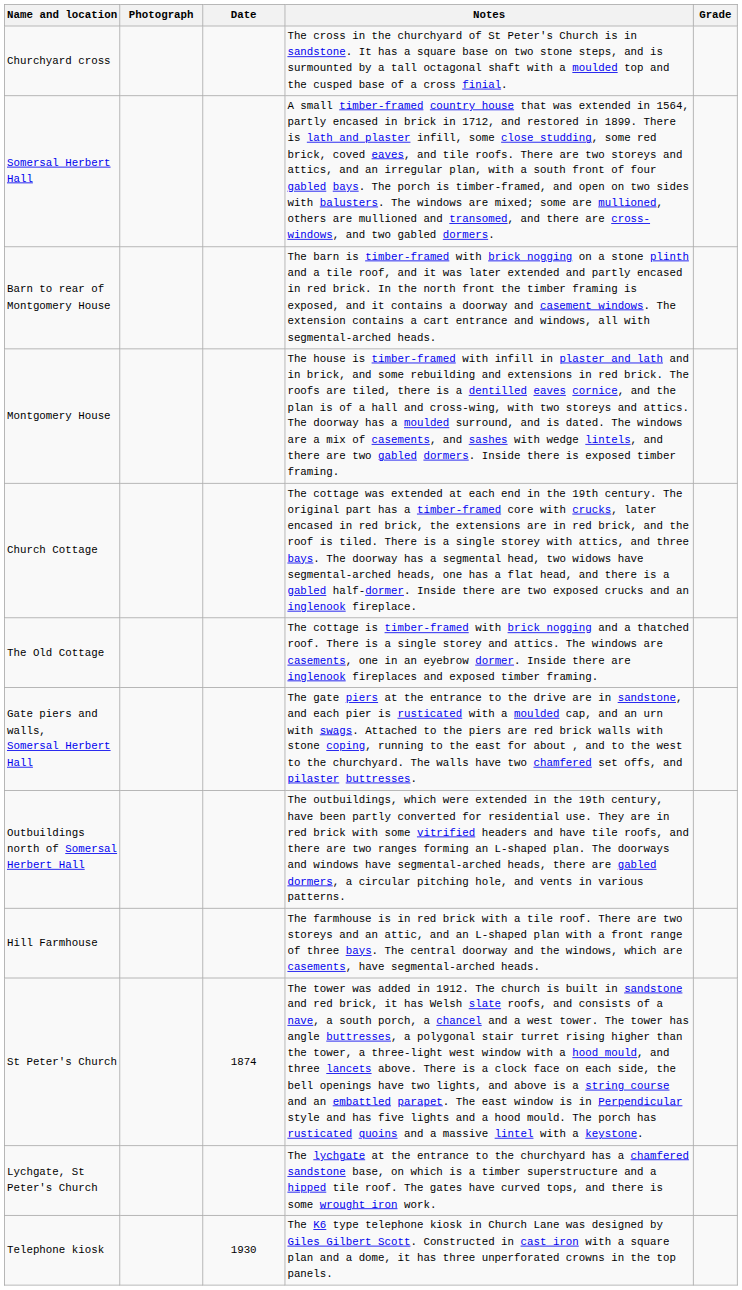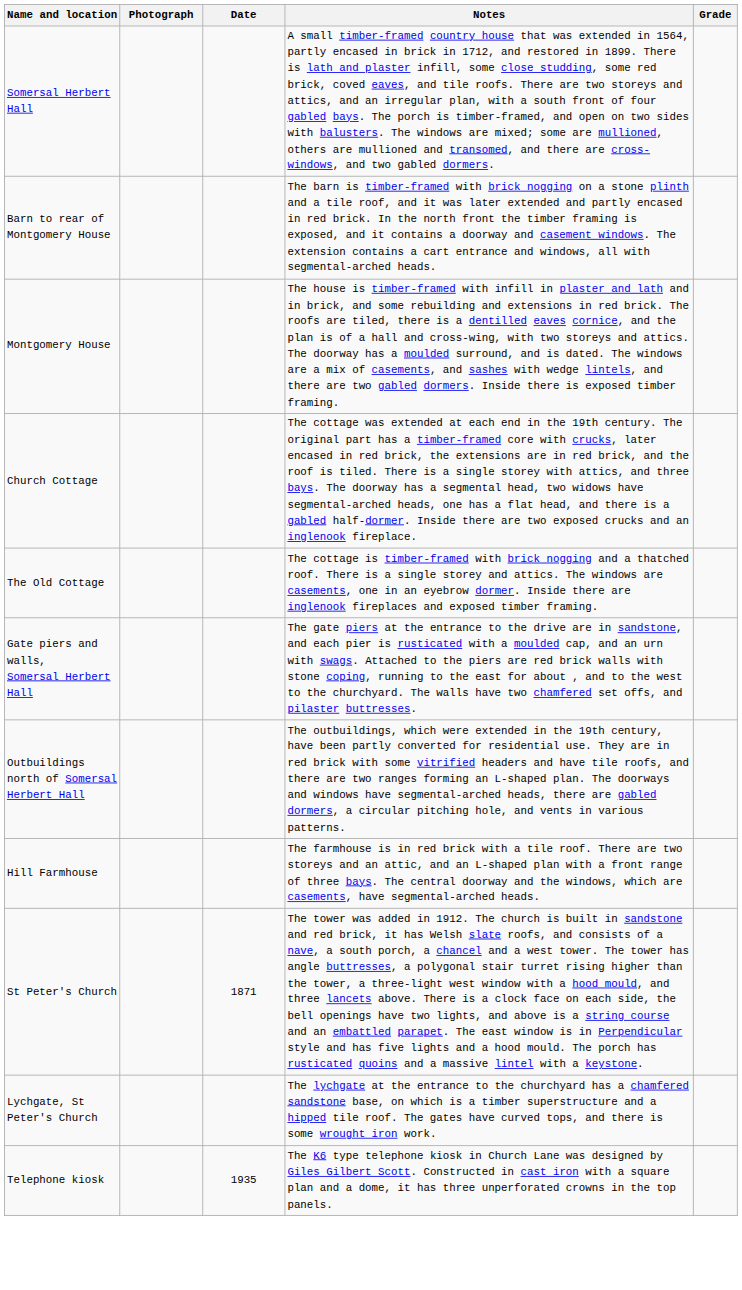- row: (59, 60)
(244, 1062) 1874 -> (244, 992) 1871
(244, 1250) 1930 -> (244, 1180) 1935
